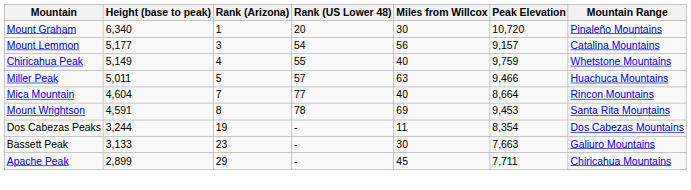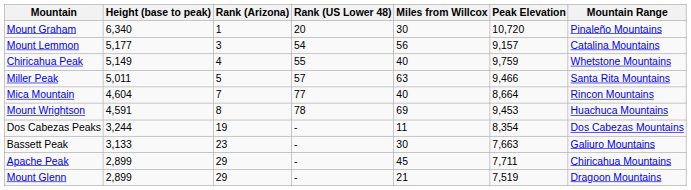(619, 78) Huachuca Mountains -> (620, 78) Santa Rita Mountains
(620, 111) Santa Rita Mountains -> (619, 111) Huachuca Mountains
+ row: (36, 177)
